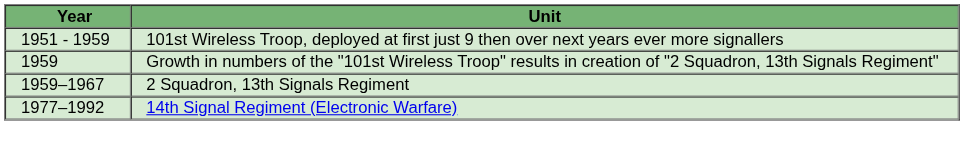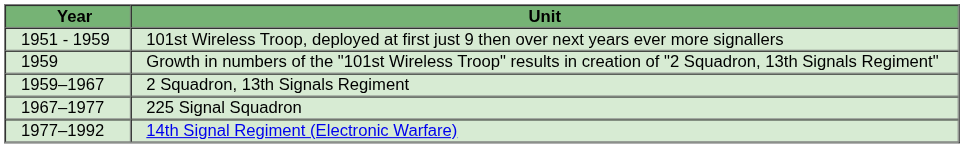+ row: (217, 107)
